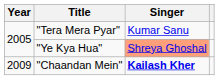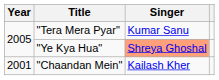(19, 65) 2009 -> (19, 65) 2001
(161, 65) bold -> (159, 65) normal
